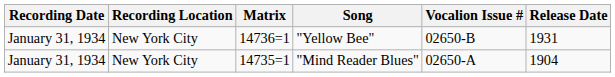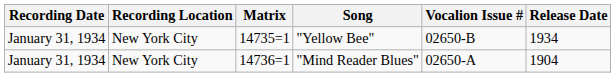(265, 38) 14736=1 -> (265, 38) 14735=1
(544, 38) 1931 -> (544, 38) 1934
(265, 60) 14735=1 -> (265, 60) 14736=1
